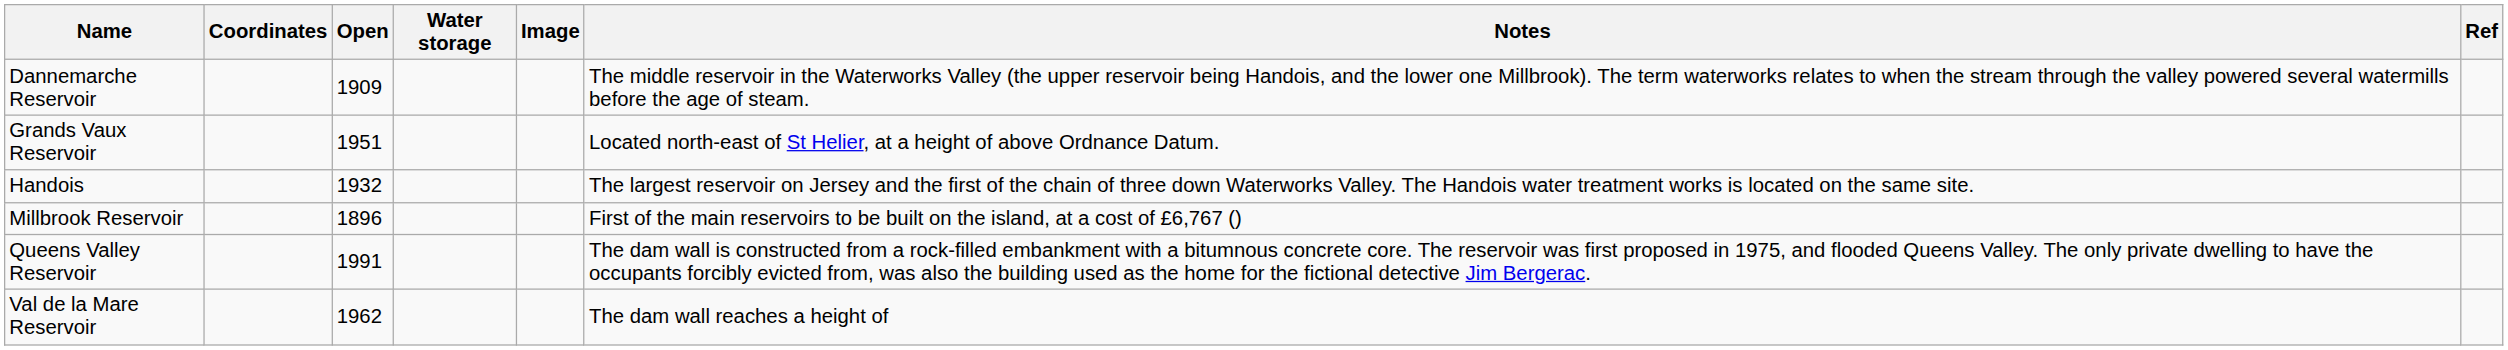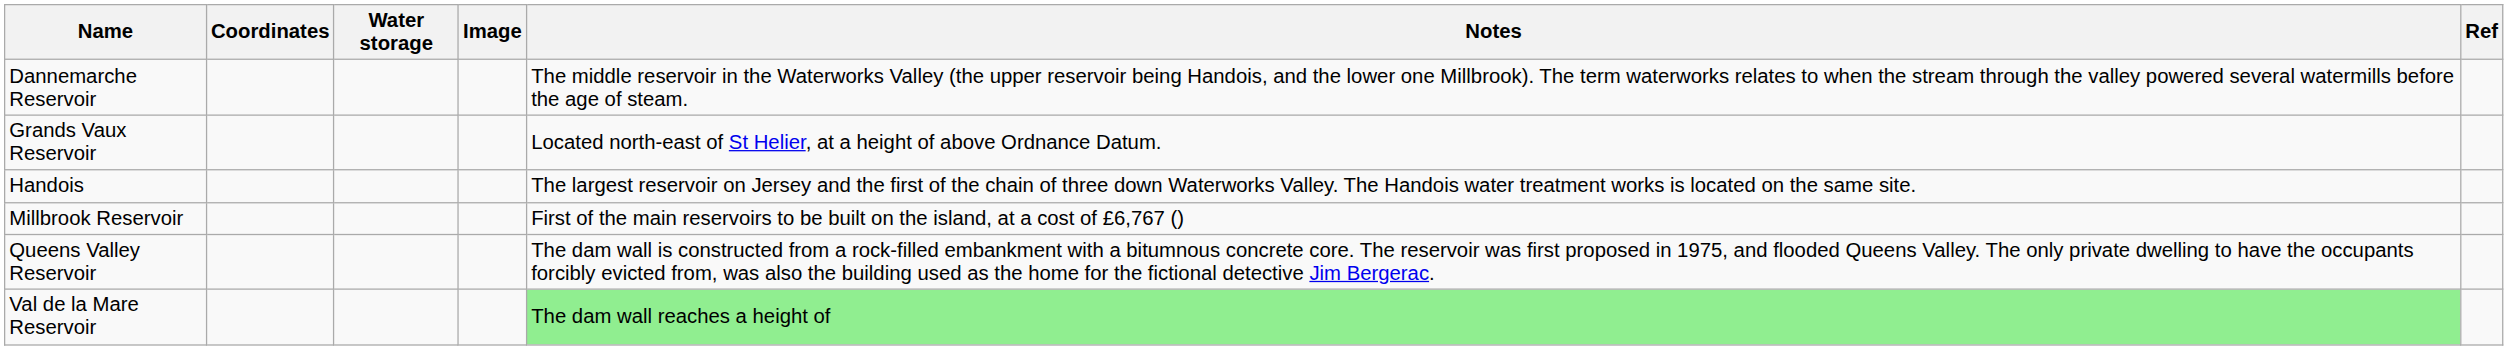- column: (363, 32)
(739, 316) no background -> (681, 316) lightgreen background
